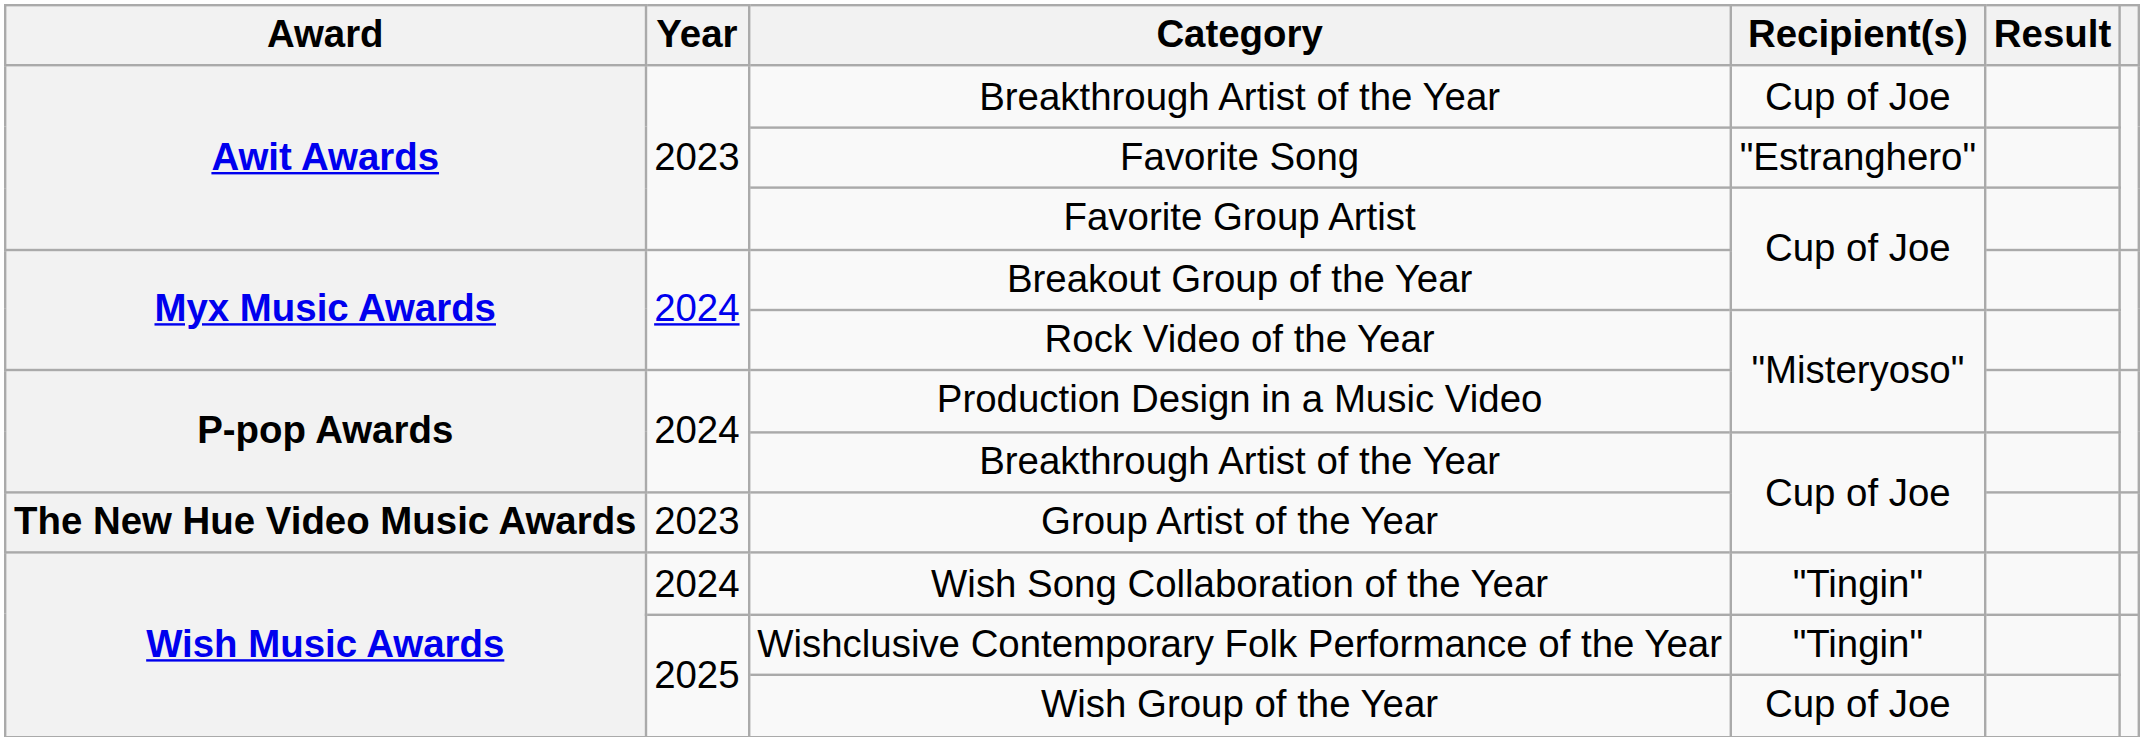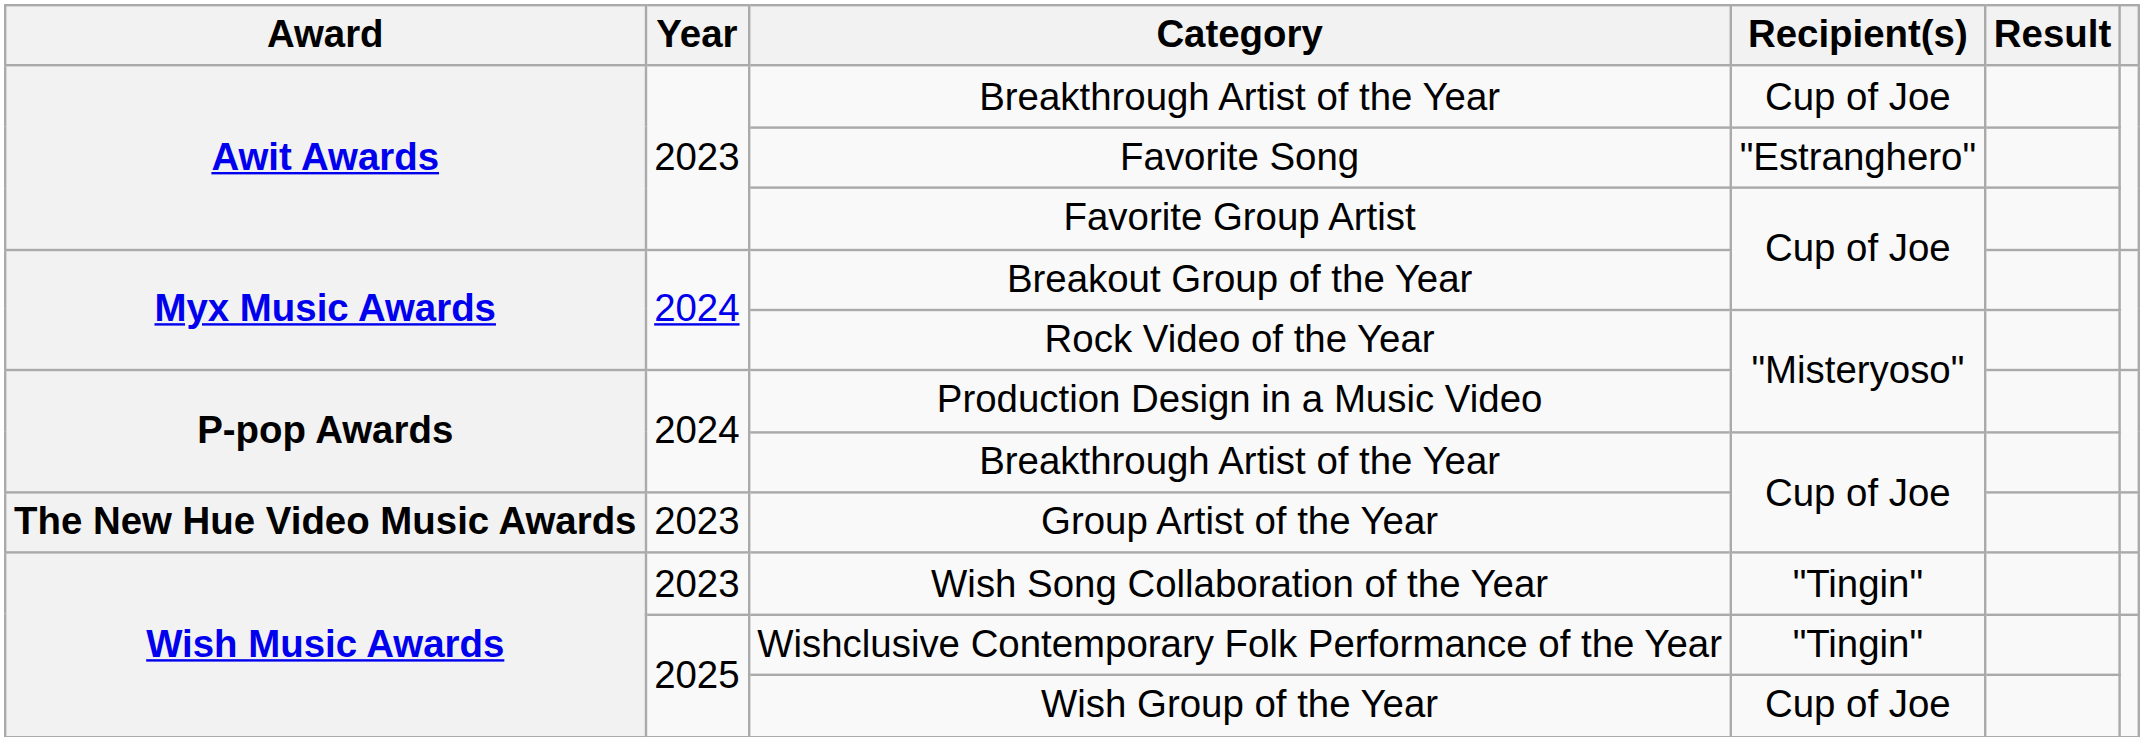(697, 583) 2024 -> (697, 583) 2023
